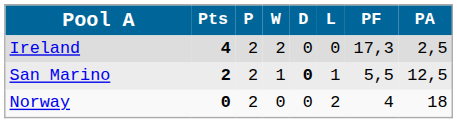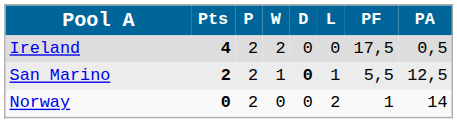(374, 49) 17,3 -> (374, 49) 17,5
(432, 49) 2,5 -> (432, 49) 0,5
(389, 103) 4 -> (389, 103) 1
(437, 103) 18 -> (437, 103) 14
